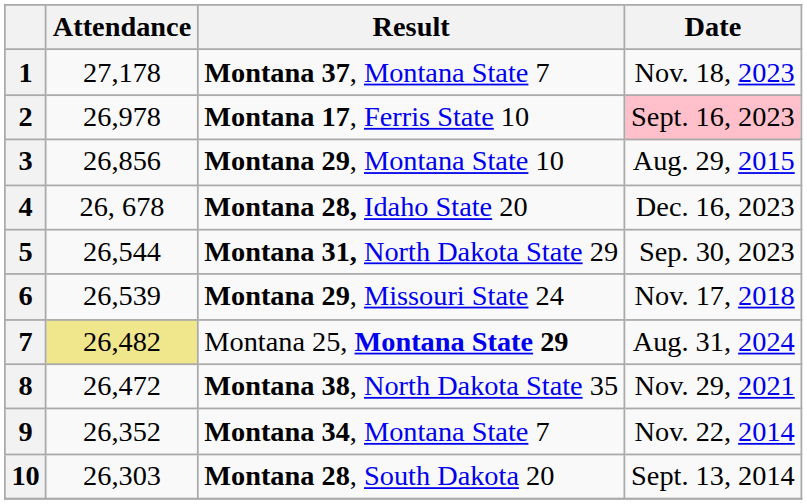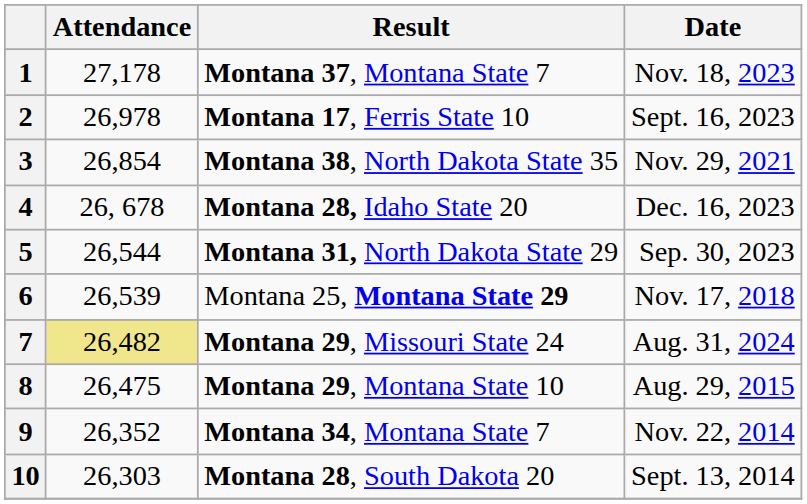(713, 116) pink background -> (713, 116) no background
(122, 161) 26,856 -> (122, 161) 26,854
(384, 161) Montana 29, Montana State 10 -> (411, 161) Montana 38, North Dakota State 35
(714, 161) Aug. 29, 2015 -> (715, 161) Nov. 29, 2021
(384, 296) Montana 29, Missouri State 24 -> (386, 296) Montana 25, Montana State 29
(386, 341) Montana 25, Montana State 29 -> (384, 341) Montana 29, Missouri State 24
(122, 386) 26,472 -> (122, 386) 26,475
(411, 386) Montana 38, North Dakota State 35 -> (384, 386) Montana 29, Montana State 10
(715, 386) Nov. 29, 2021 -> (714, 386) Aug. 29, 2015
